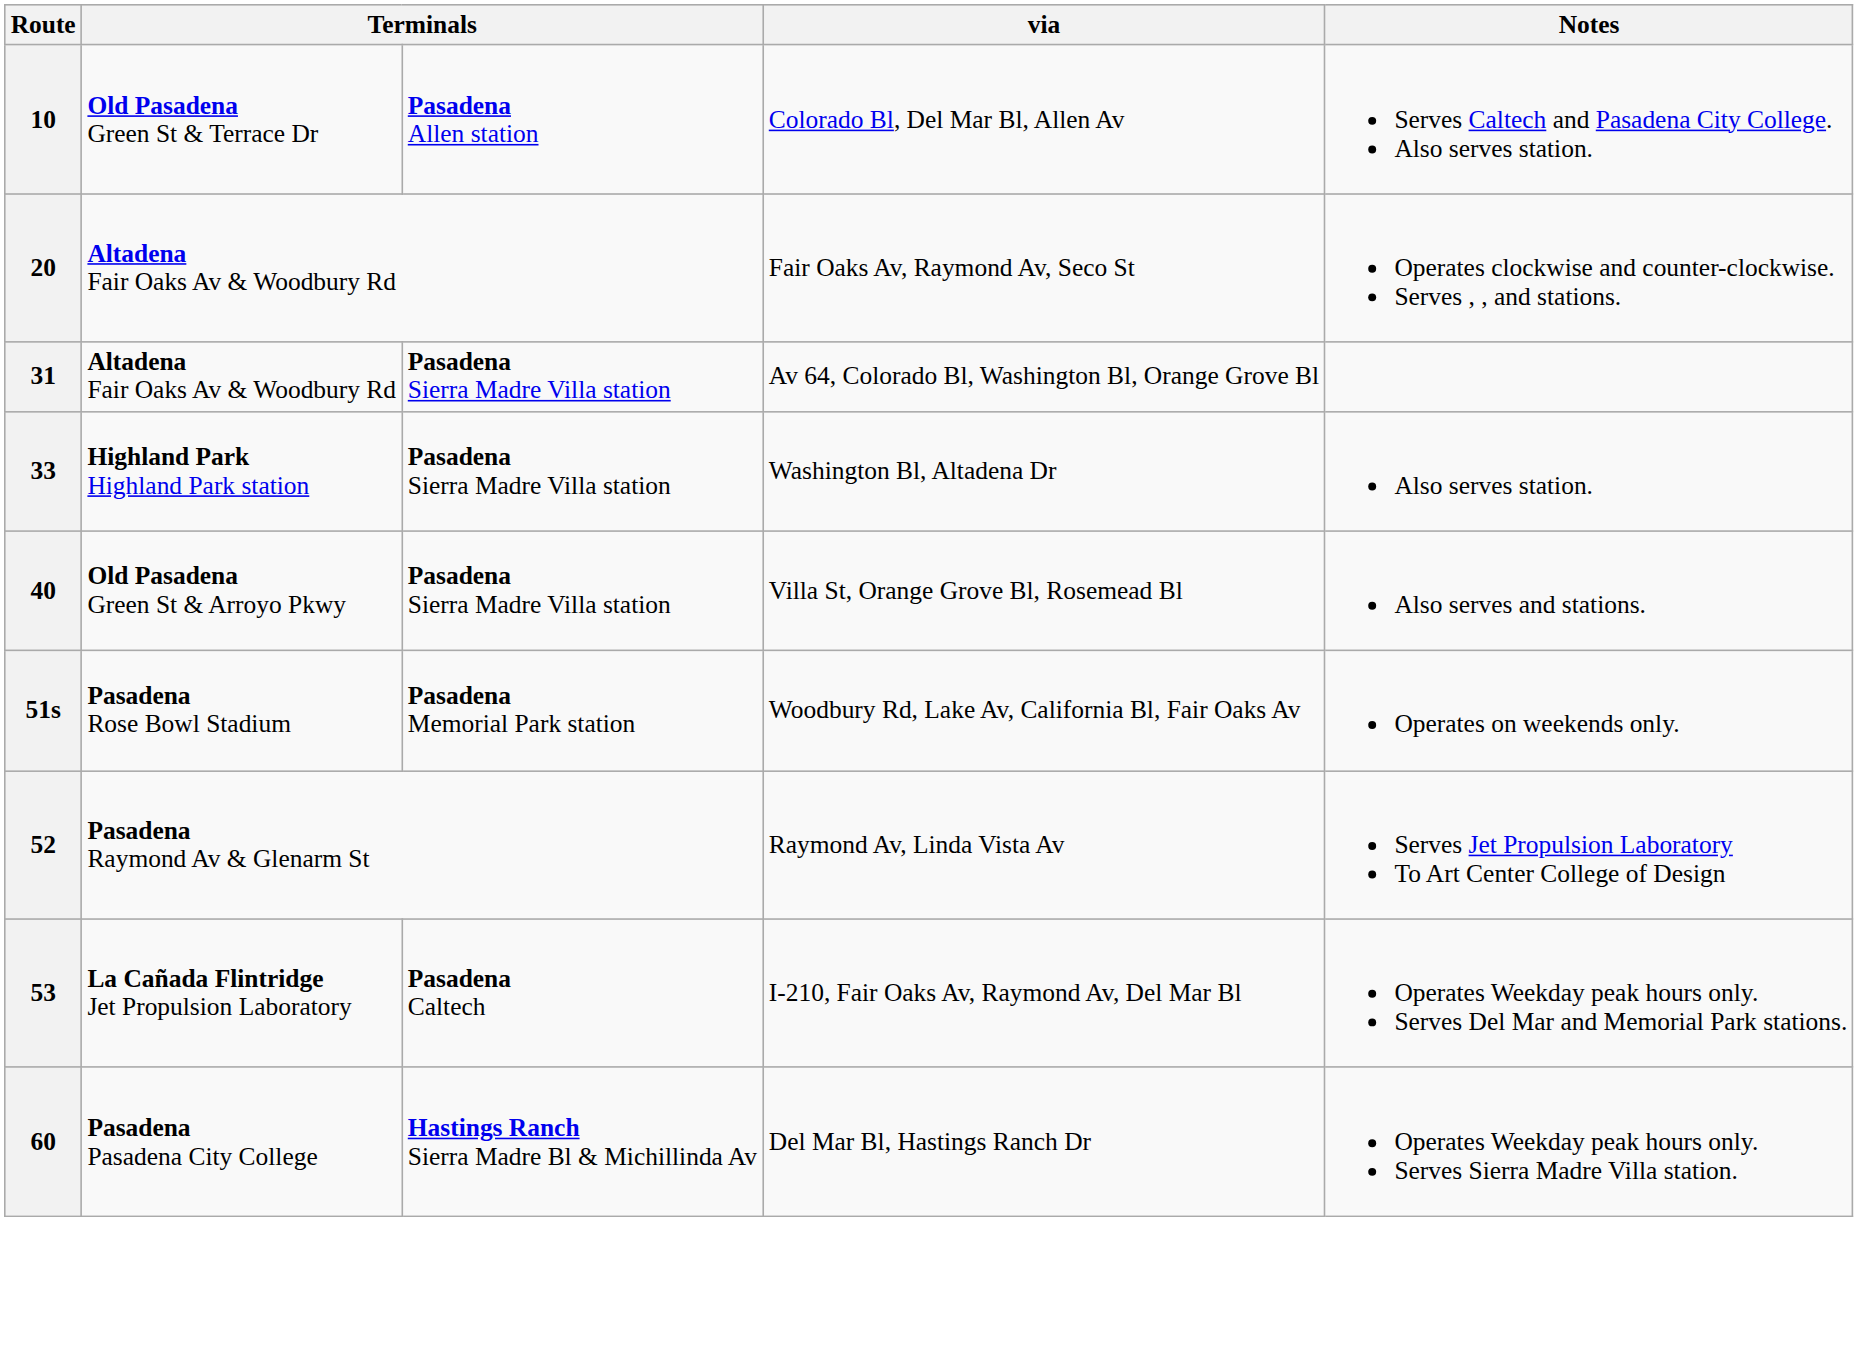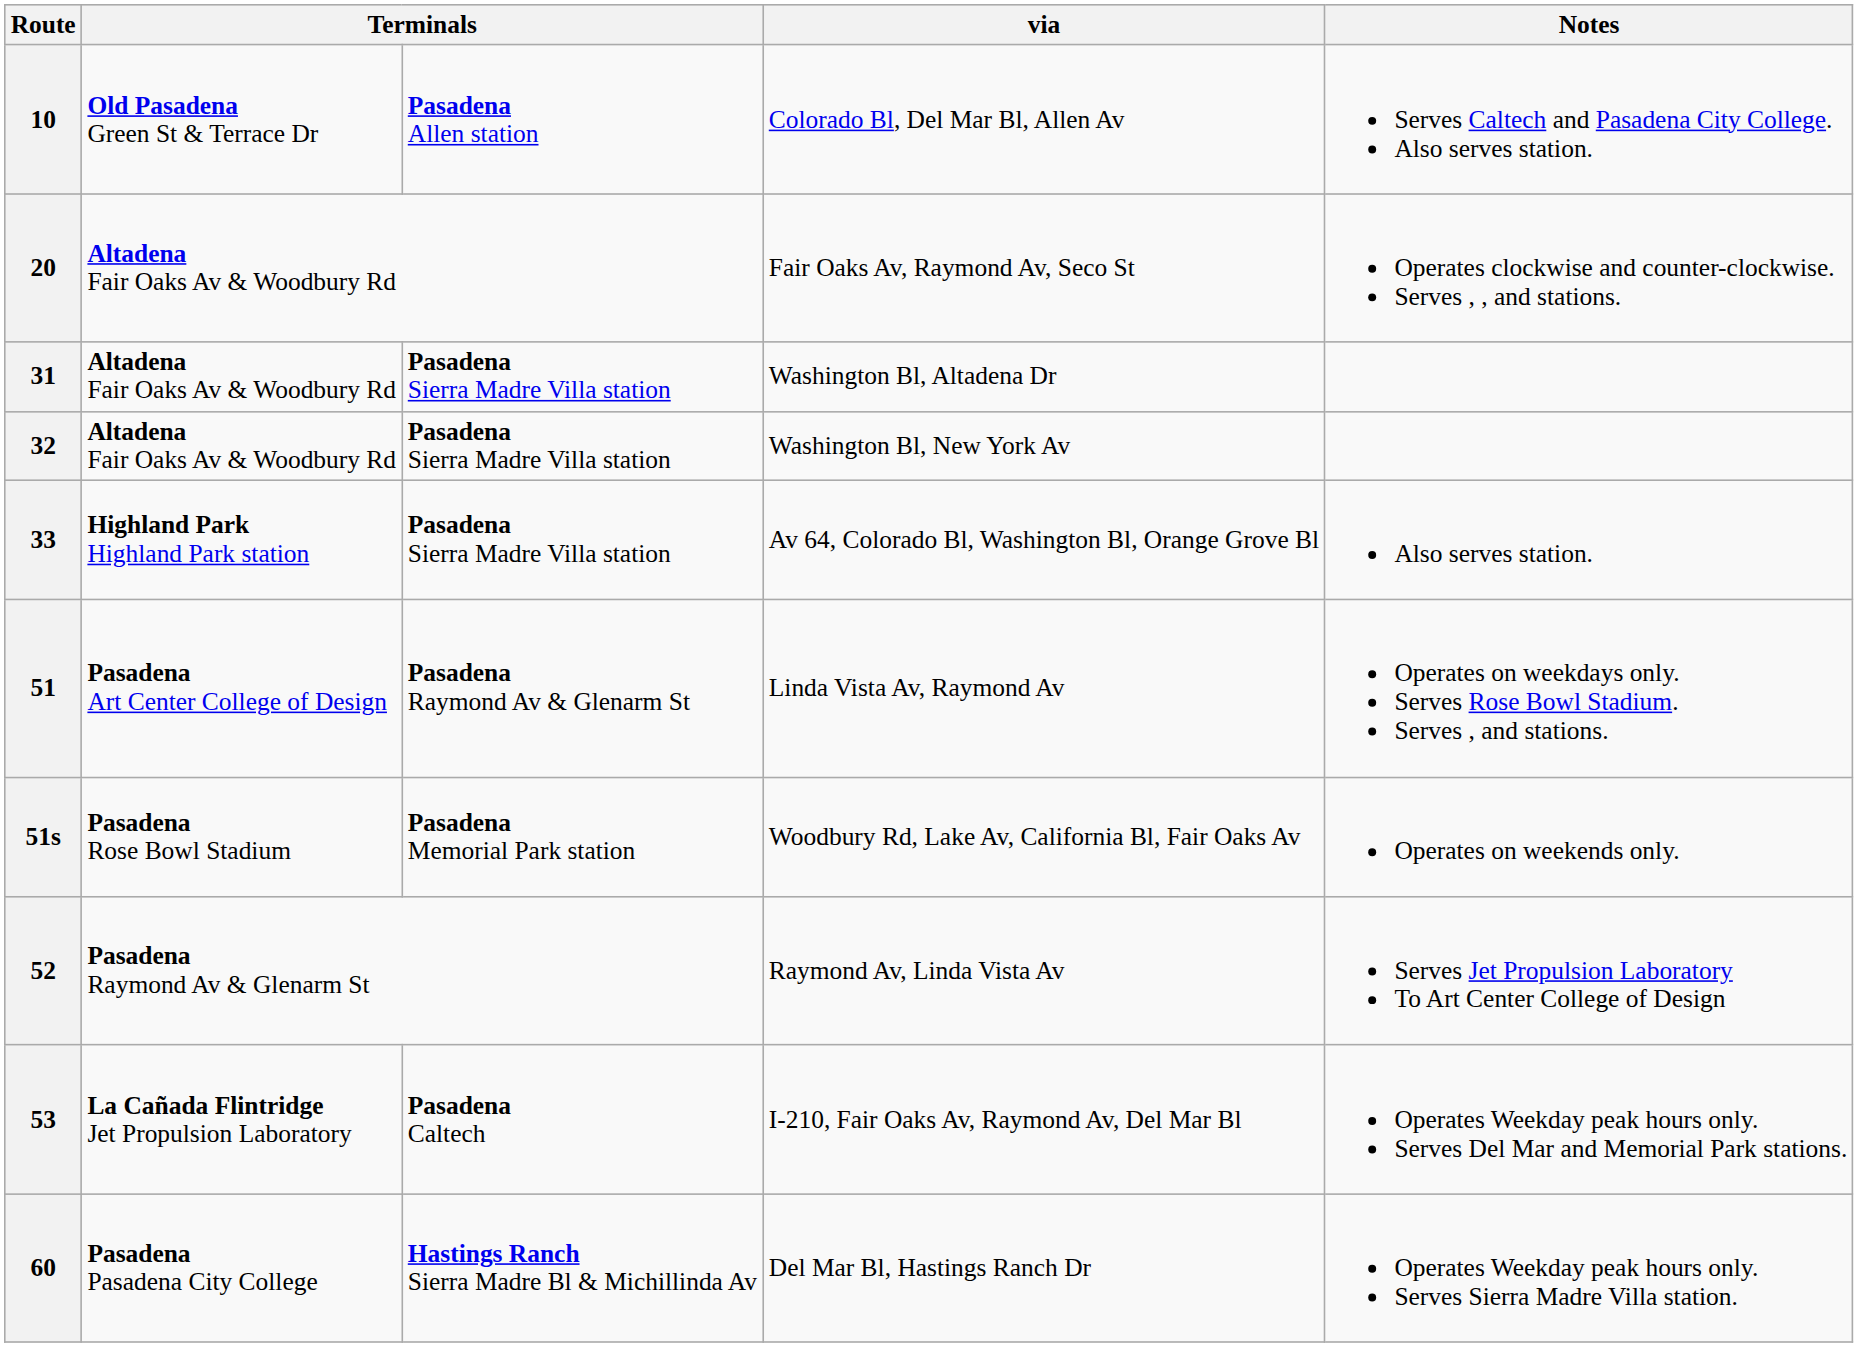(1044, 376) Av 64, Colorado Bl, Washington Bl, Orange Grove Bl -> (913, 376) Washington Bl, Altadena Dr
+ row: (43, 445)
(913, 470) Washington Bl, Altadena Dr -> (1044, 539) Av 64, Colorado Bl, Washington Bl, Orange Grove Bl
- row: (43, 590)
+ row: (43, 688)
